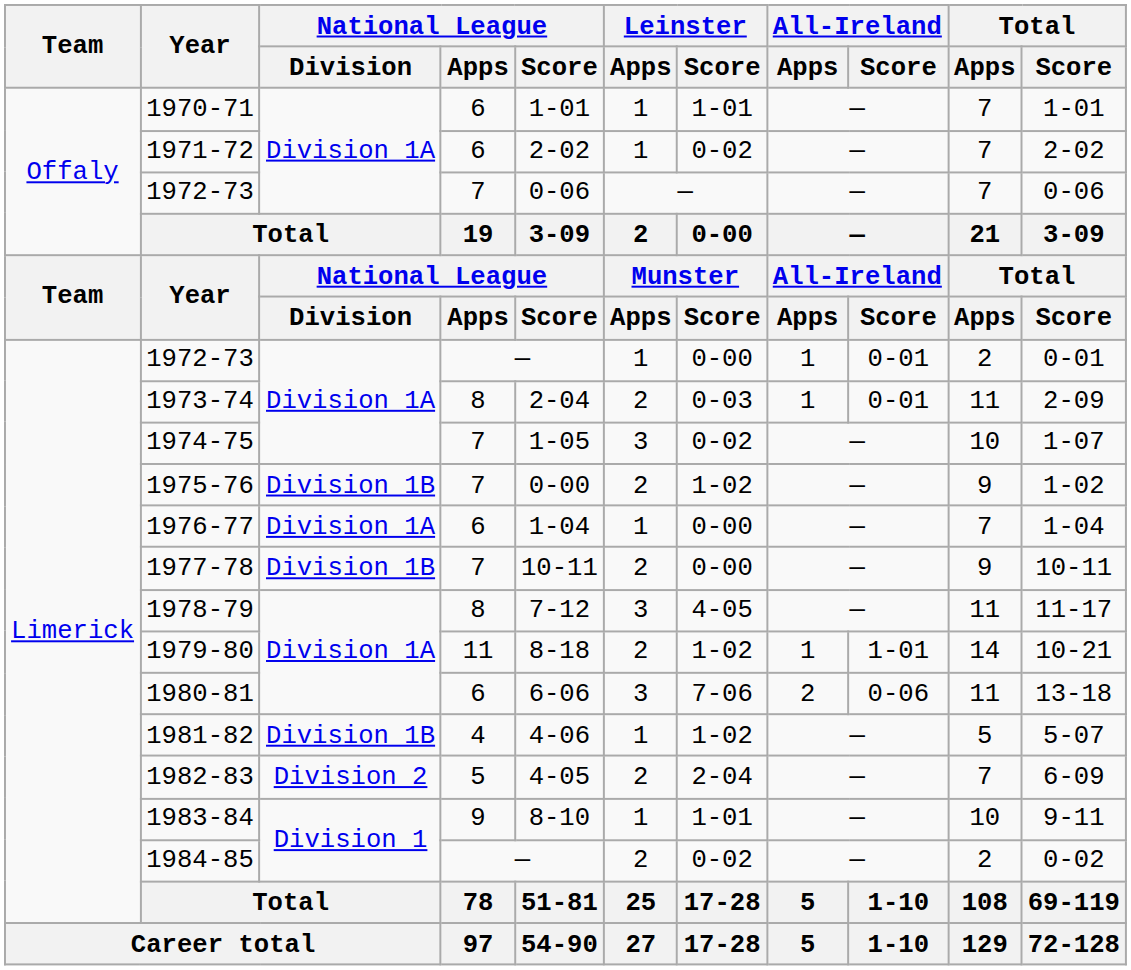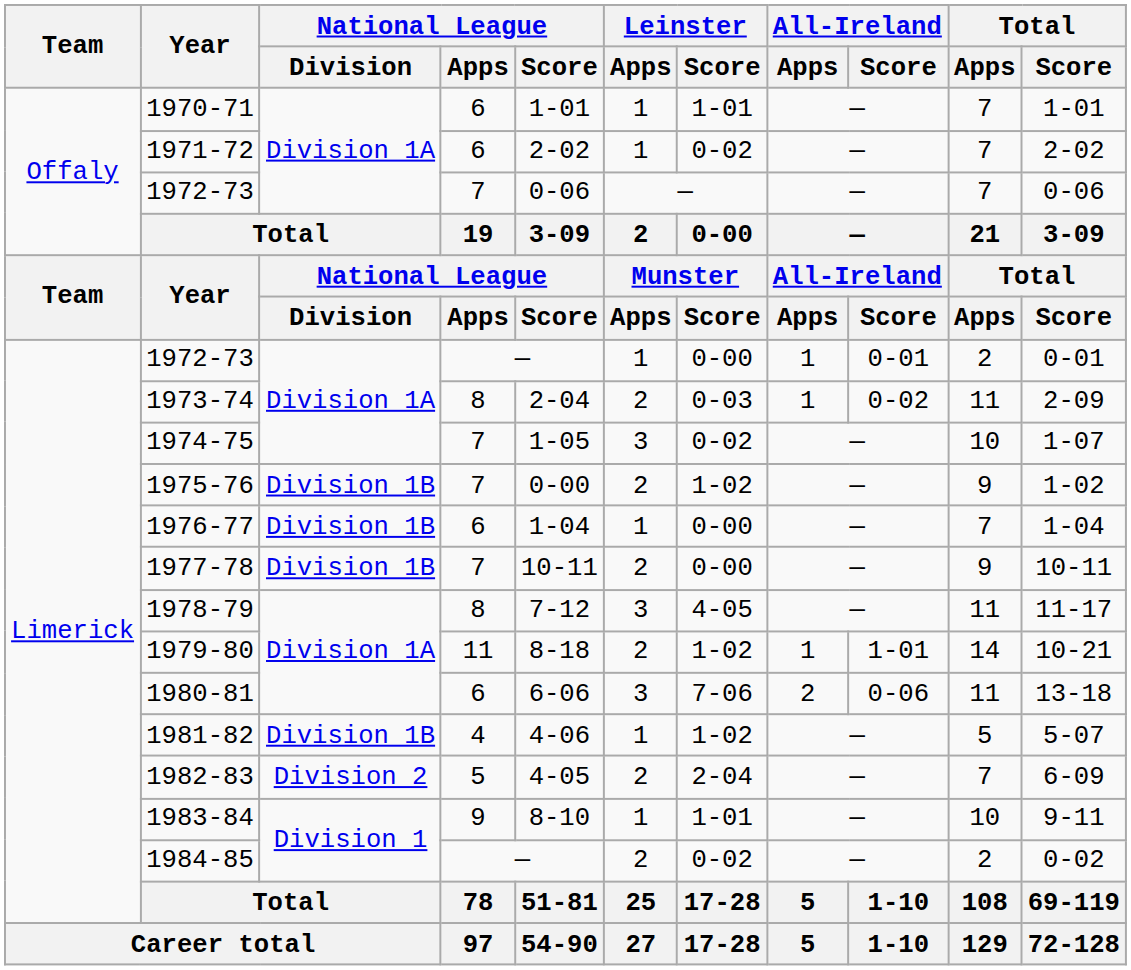(898, 402) 0-01 -> (898, 402) 0-02
(351, 527) Division 1A -> (351, 527) Division 1B
